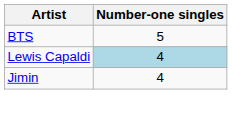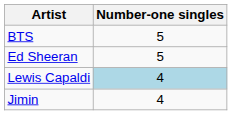+ row: (43, 57)
